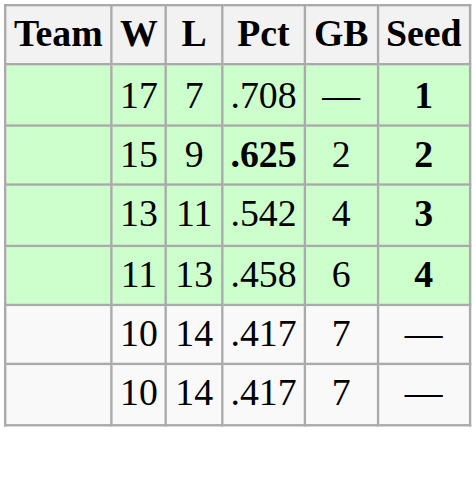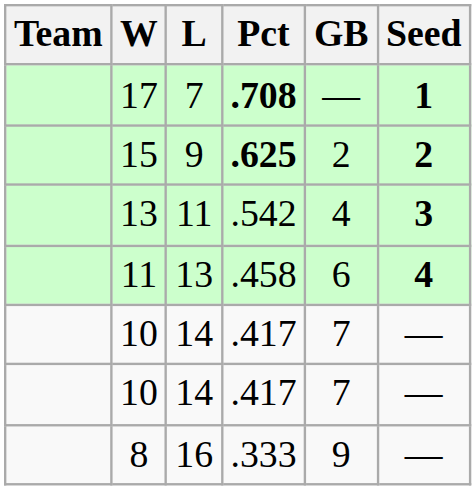(263, 94) normal -> (263, 94) bold
+ row: (139, 453)
